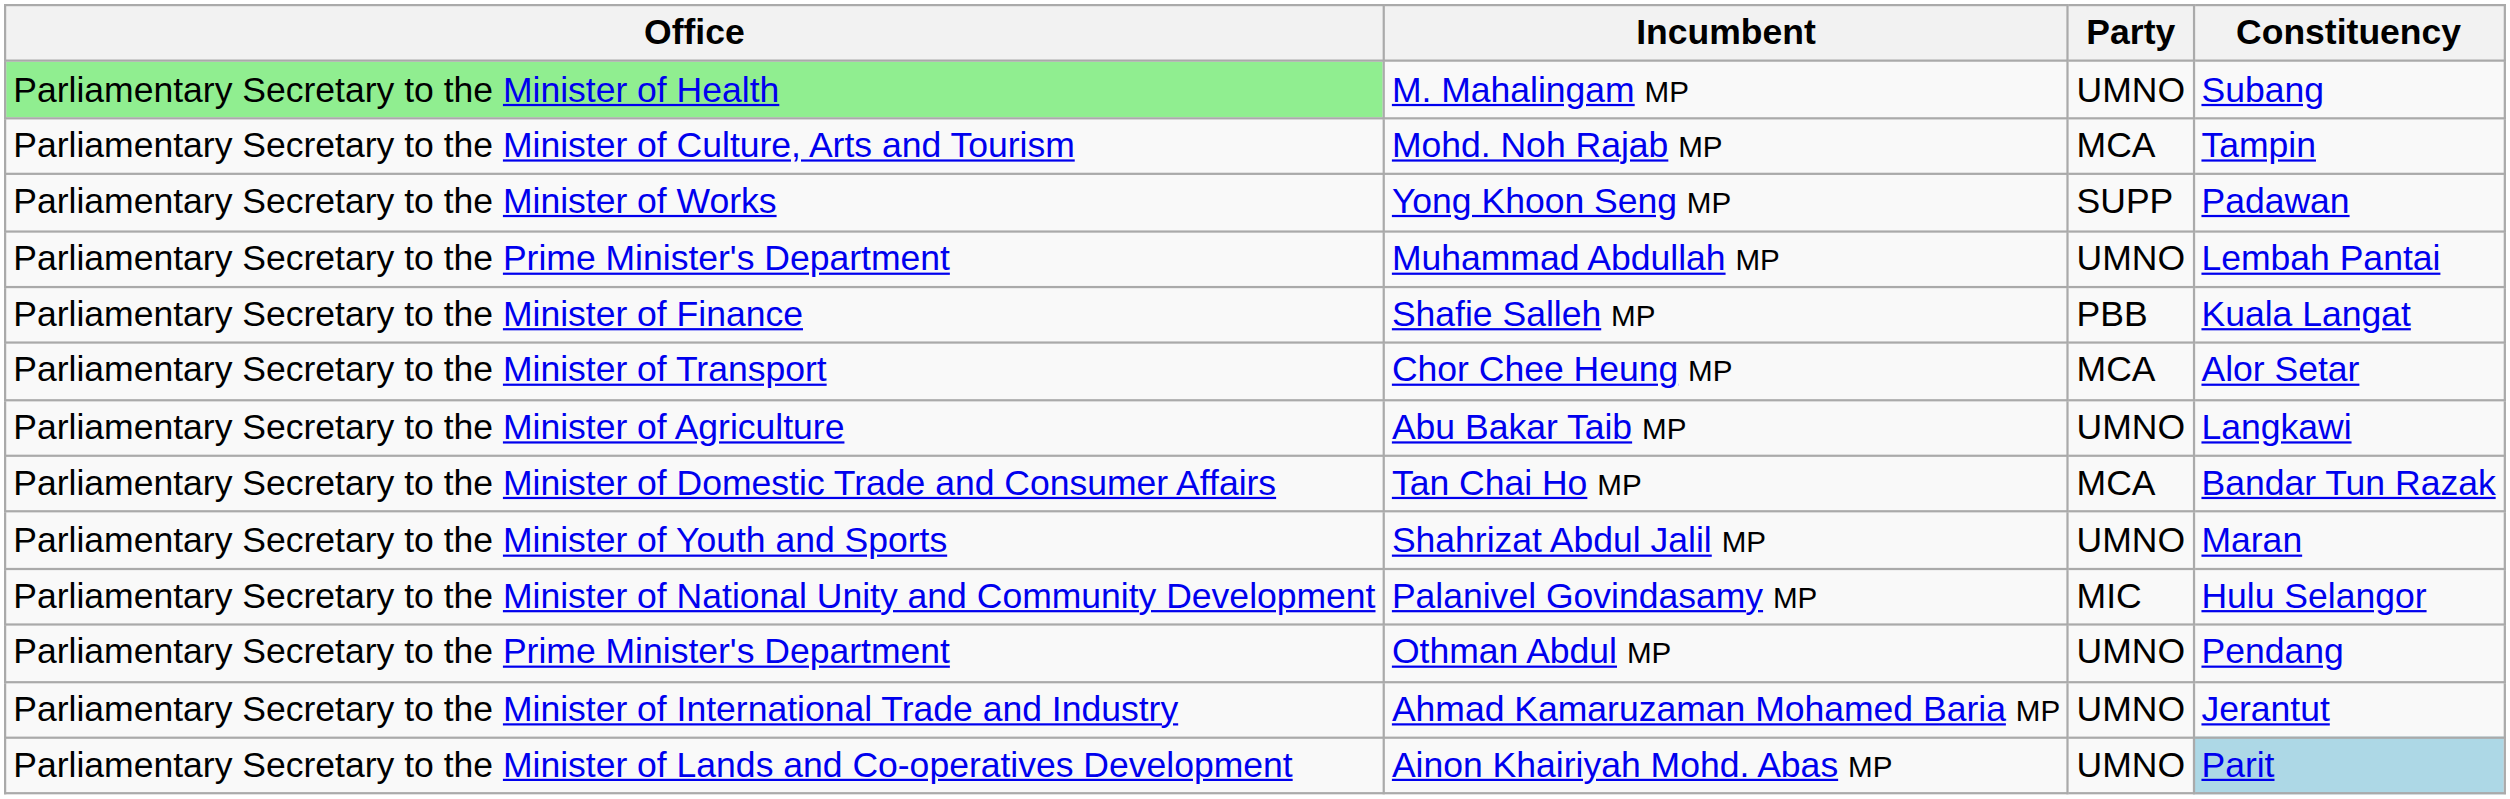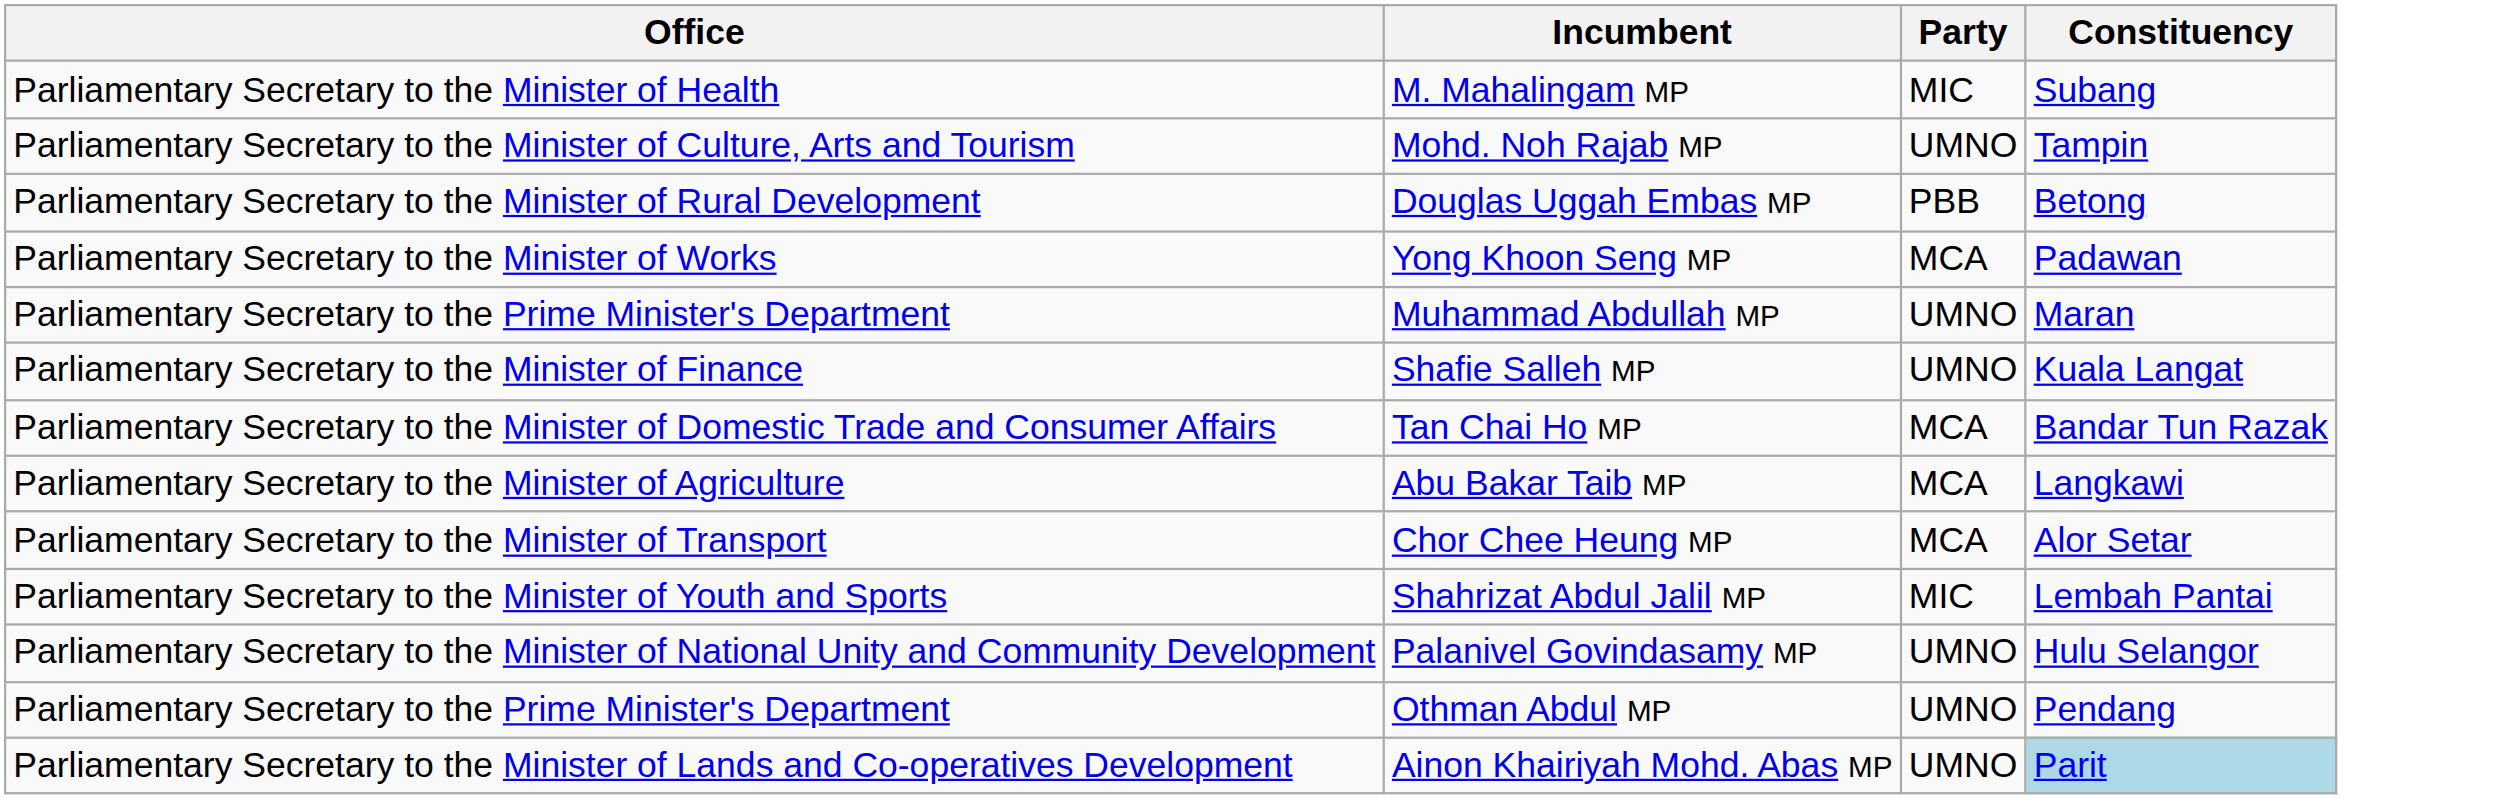(396, 88) lightgreen background -> (396, 88) no background
(2131, 88) UMNO -> (1941, 88) MIC
(2116, 145) MCA -> (1963, 145) UMNO
+ row: (1602, 201)
(2125, 201) SUPP -> (1948, 257) MCA
(2321, 257) Lembah Pantai -> (2084, 314) Maran
(2112, 314) PBB -> (1963, 370) UMNO
rows swapped: (1562, 370) <-> (1517, 483)
(2131, 426) UMNO -> (1948, 483) MCA
(2131, 539) UMNO -> (1941, 595) MIC
(2252, 539) Maran -> (2153, 595) Lembah Pantai
(2109, 595) MIC -> (1963, 652) UMNO
- row: (1726, 708)
